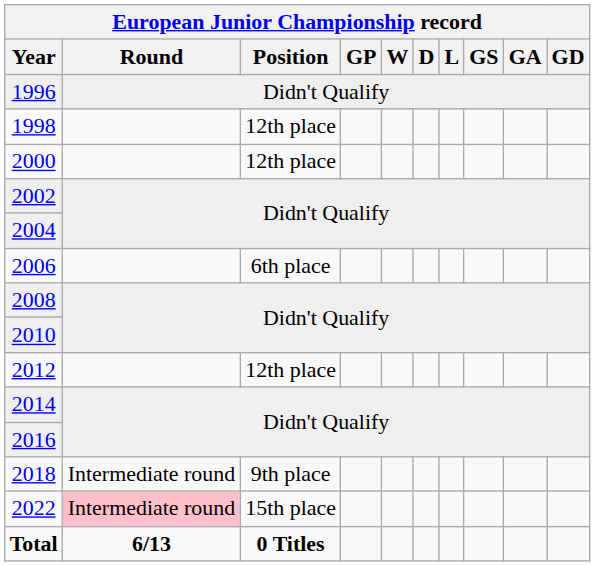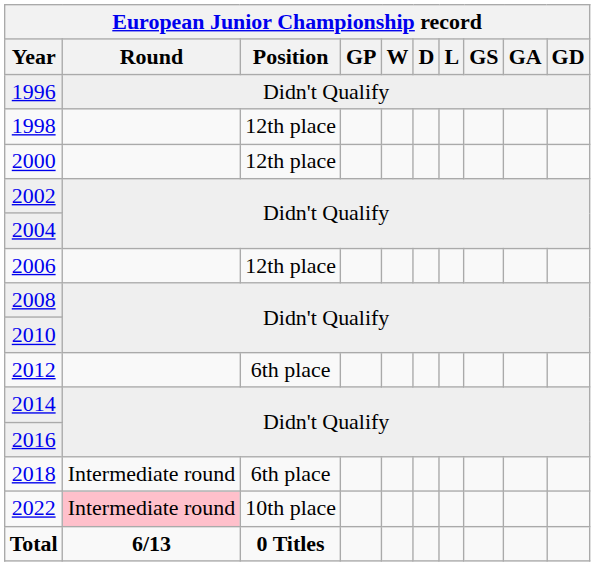(291, 265) 6th place -> (291, 265) 12th place
(291, 369) 12th place -> (291, 369) 6th place
(291, 473) 9th place -> (291, 473) 6th place
(291, 508) 15th place -> (291, 508) 10th place
